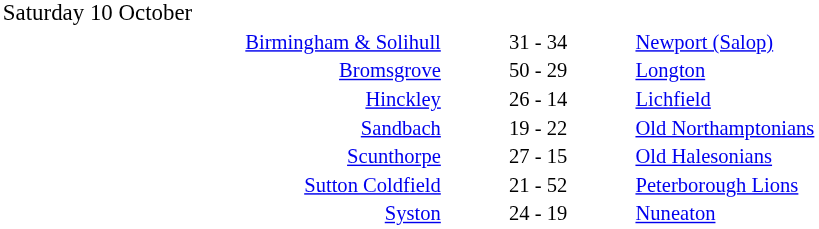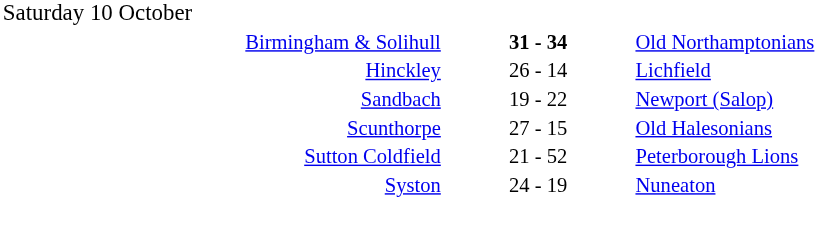(538, 42) normal -> (538, 42) bold
(704, 42) Newport (Salop) -> (725, 42) Old Northamptonians
- row: (390, 70)
(725, 127) Old Northamptonians -> (704, 99) Newport (Salop)
